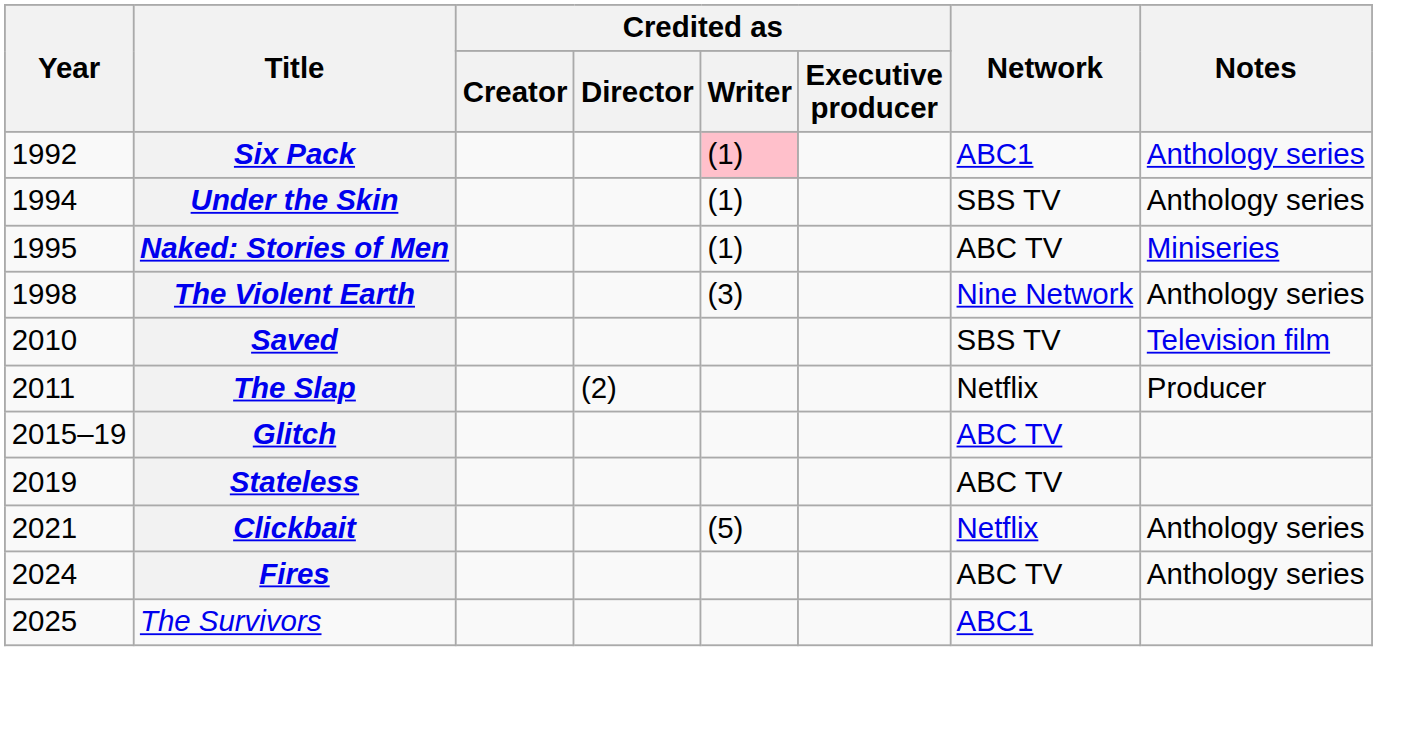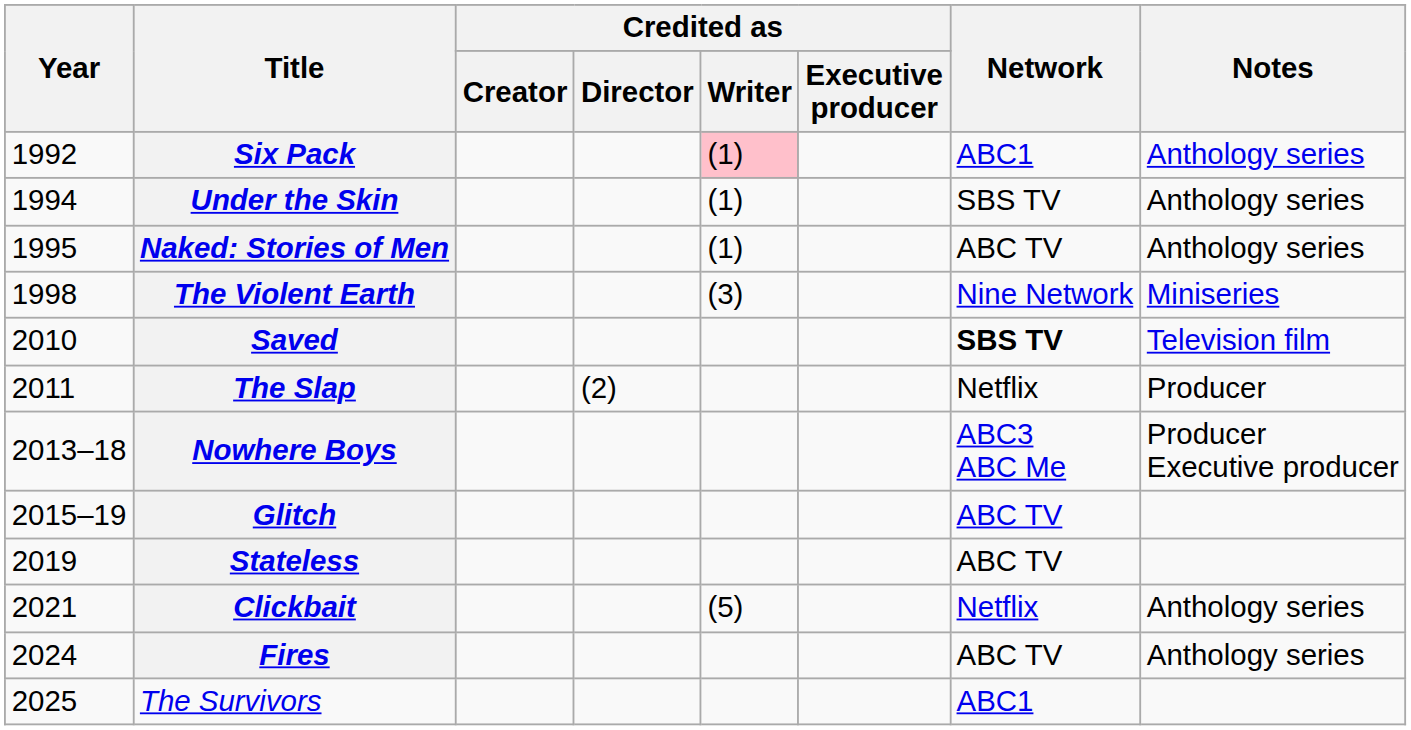(1213, 247) Miniseries -> (1256, 247) Anthology series
(1256, 294) Anthology series -> (1213, 294) Miniseries
(1009, 341) normal -> (1010, 341) bold
+ row: (294, 451)
